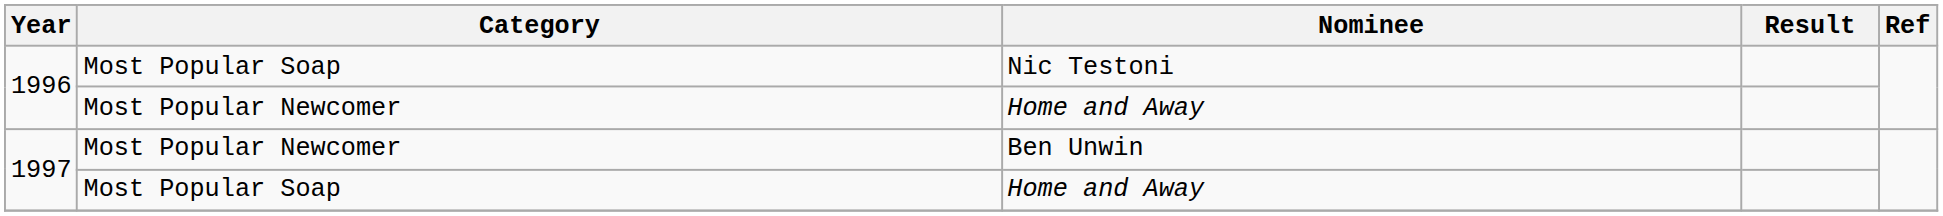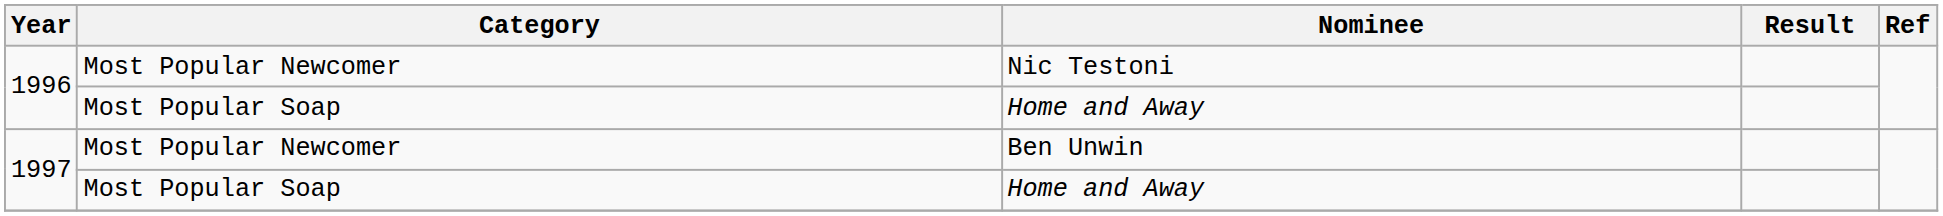(212, 67) Most Popular Soap -> (242, 67) Most Popular Newcomer
(242, 108) Most Popular Newcomer -> (212, 108) Most Popular Soap
